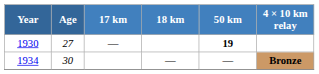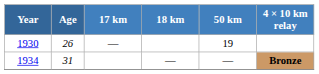(68, 43) 27 -> (68, 43) 26
(228, 43) bold -> (228, 43) normal
(68, 61) 30 -> (68, 61) 31
